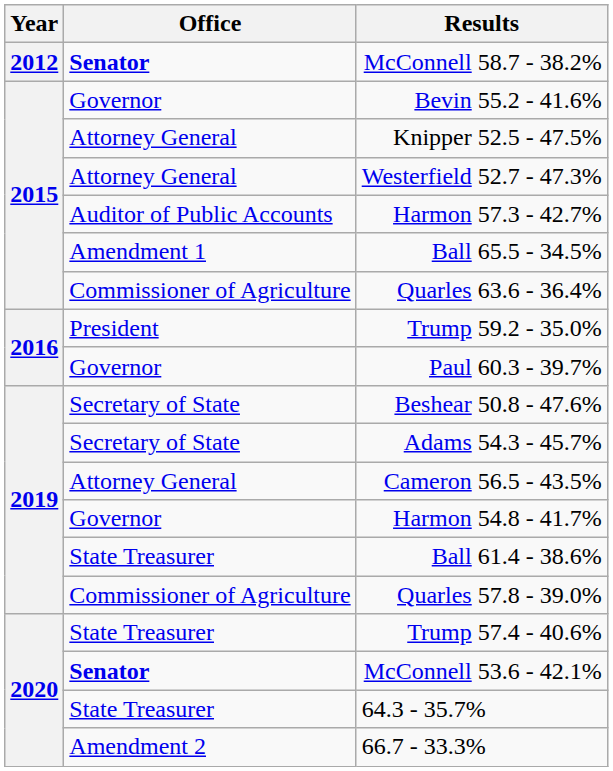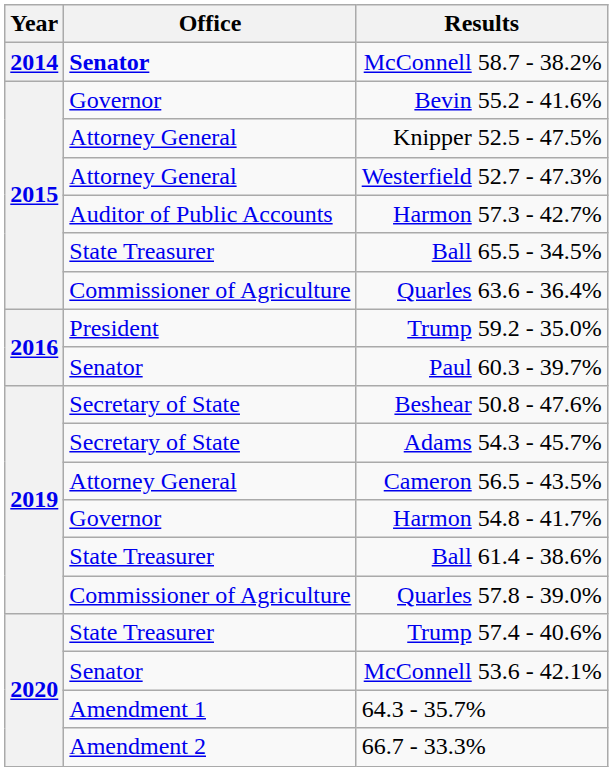(34, 61) 2012 -> (34, 61) 2014
(138, 251) Amendment 1 -> (142, 251) State Treasurer
(115, 366) Governor -> (106, 366) Senator
(109, 670) bold -> (106, 670) normal
(142, 708) State Treasurer -> (138, 708) Amendment 1
